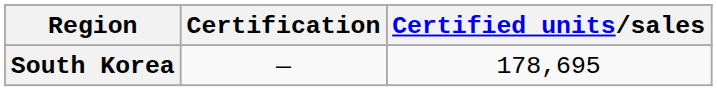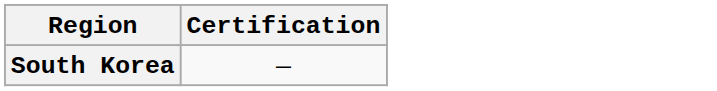- column: (549, 25)
